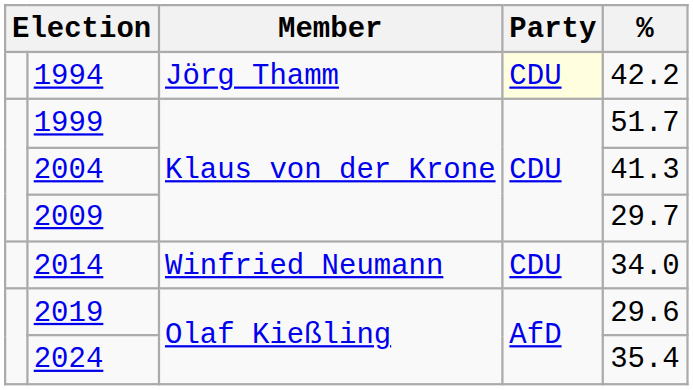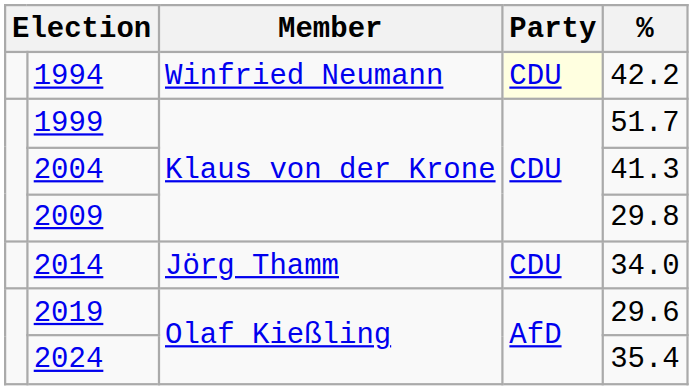(252, 76) Jörg Thamm -> (304, 76) Winfried Neumann
(645, 218) 29.7 -> (645, 218) 29.8
(304, 265) Winfried Neumann -> (252, 265) Jörg Thamm
